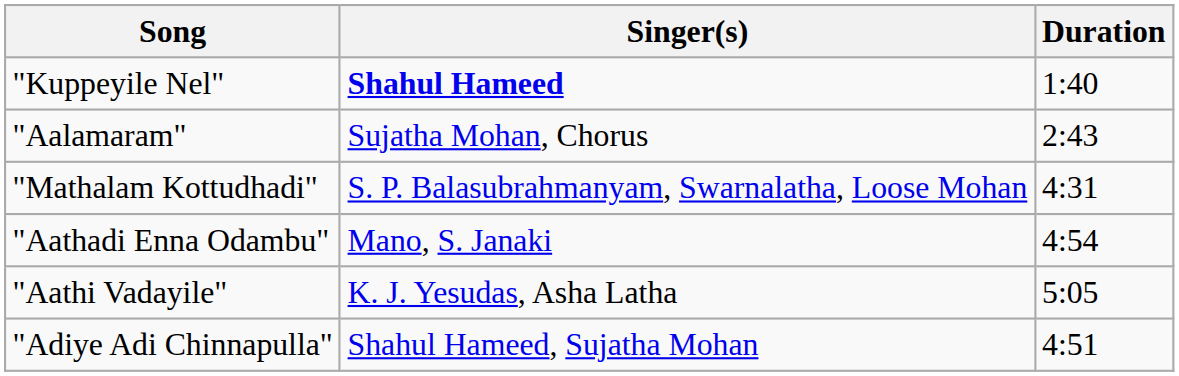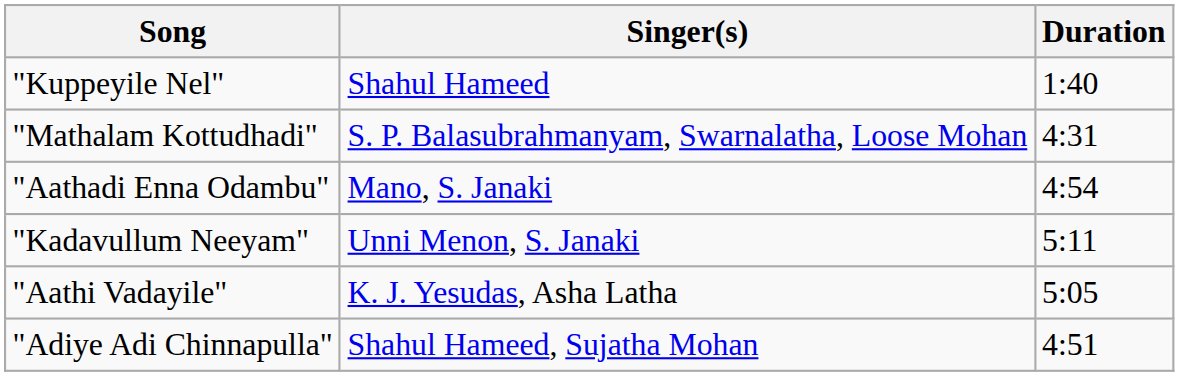(456, 83) bold -> (449, 83) normal
- row: (99, 135)
+ row: (161, 240)
